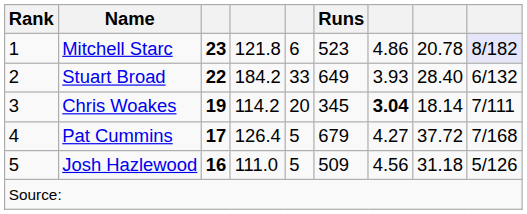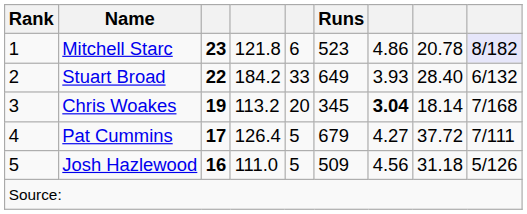(257, 106) 114.2 -> (257, 106) 113.2
(493, 106) 7/111 -> (495, 106) 7/168
(495, 135) 7/168 -> (493, 135) 7/111
